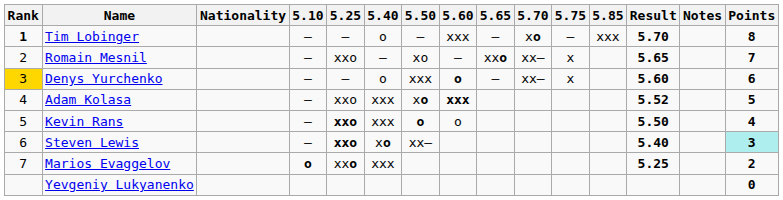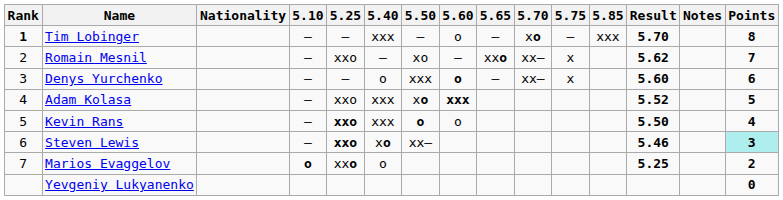(383, 36) o -> (383, 36) xxx
(458, 36) xxx -> (458, 36) o
(653, 57) 5.65 -> (653, 57) 5.62
(23, 79) gold background -> (23, 79) no background
(653, 142) 5.40 -> (653, 142) 5.46
(383, 163) xxx -> (383, 163) o
